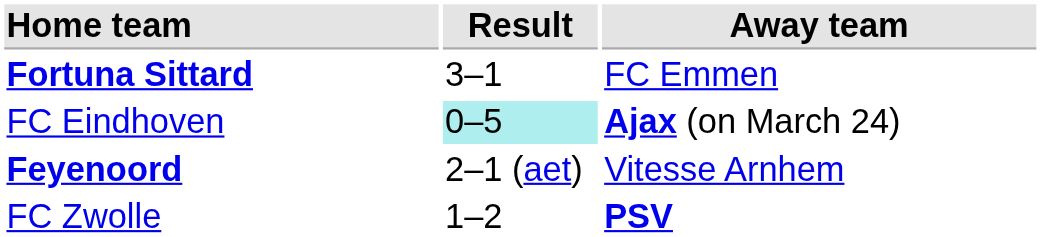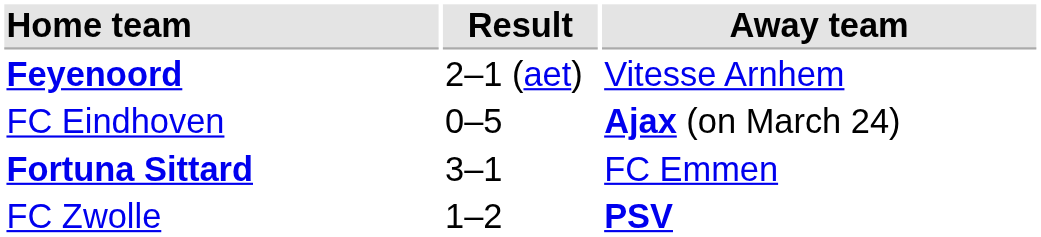rows swapped: (130, 74) <-> (94, 169)
(474, 121) paleturquoise background -> (474, 121) no background
